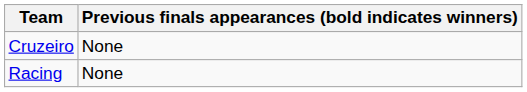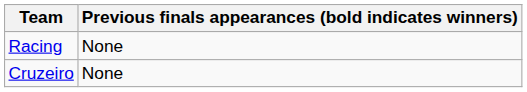rows swapped: (35, 73) <-> (41, 45)
